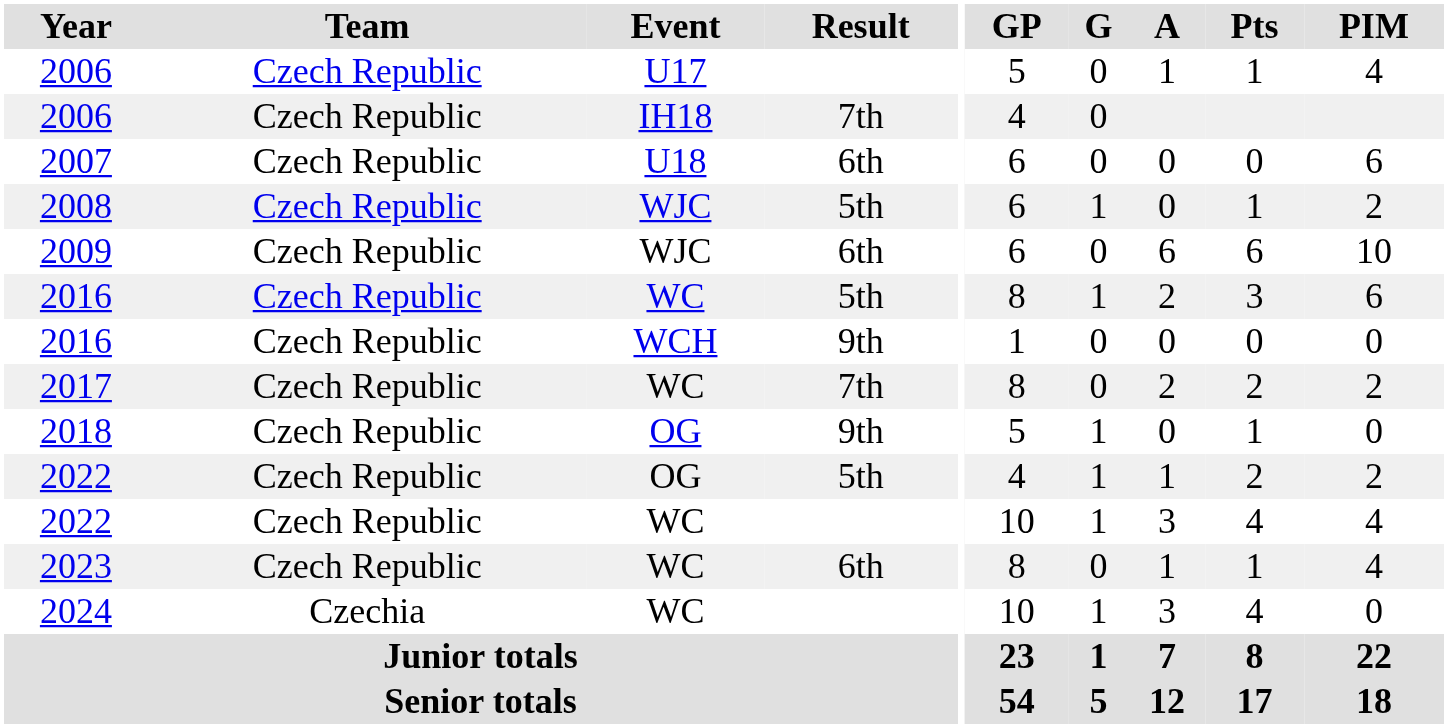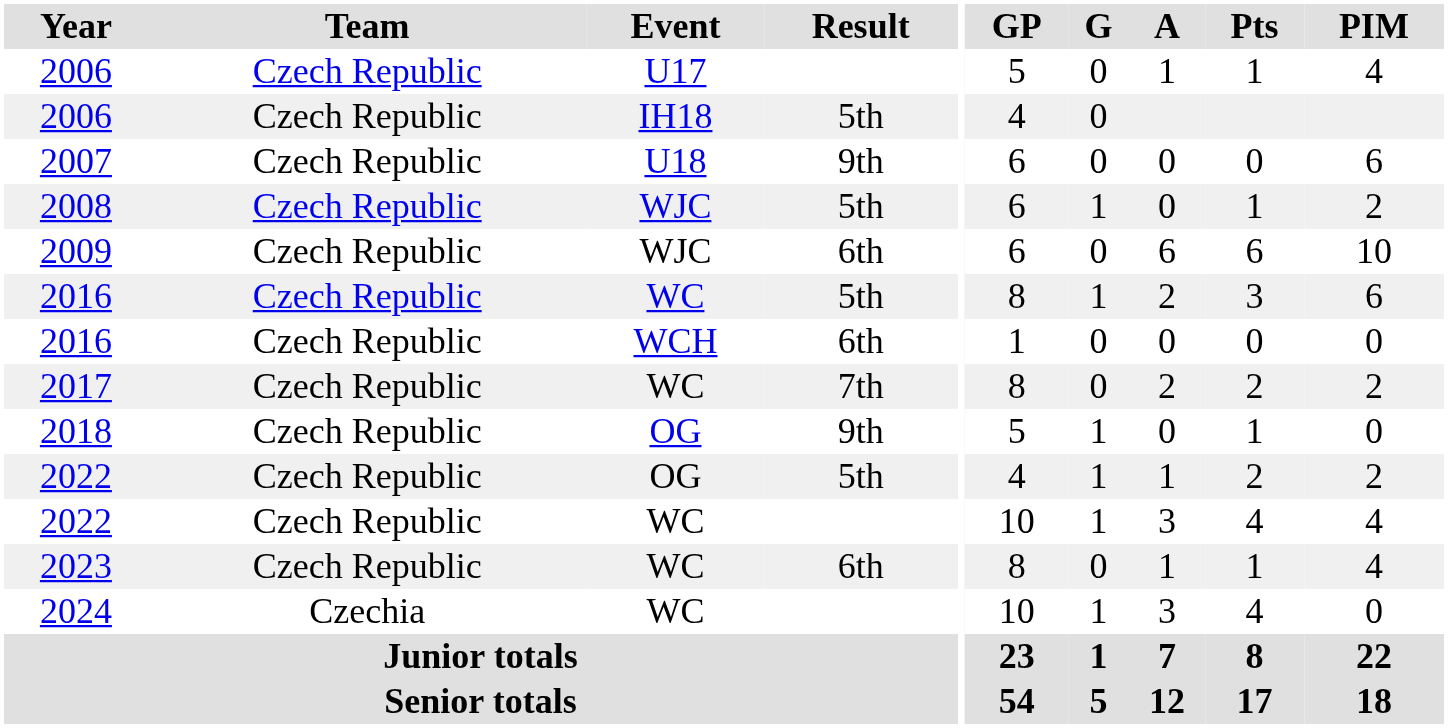(861, 115) 7th -> (861, 115) 5th
(861, 160) 6th -> (861, 160) 9th
(861, 340) 9th -> (861, 340) 6th
